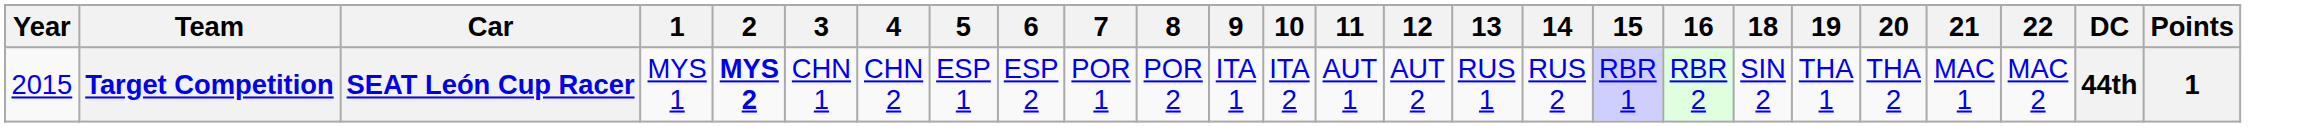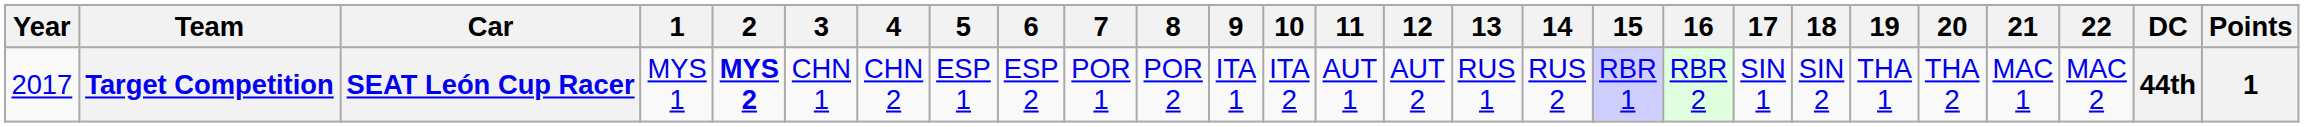+ column: (1763, 26)
(42, 84) 2015 -> (42, 84) 2017
